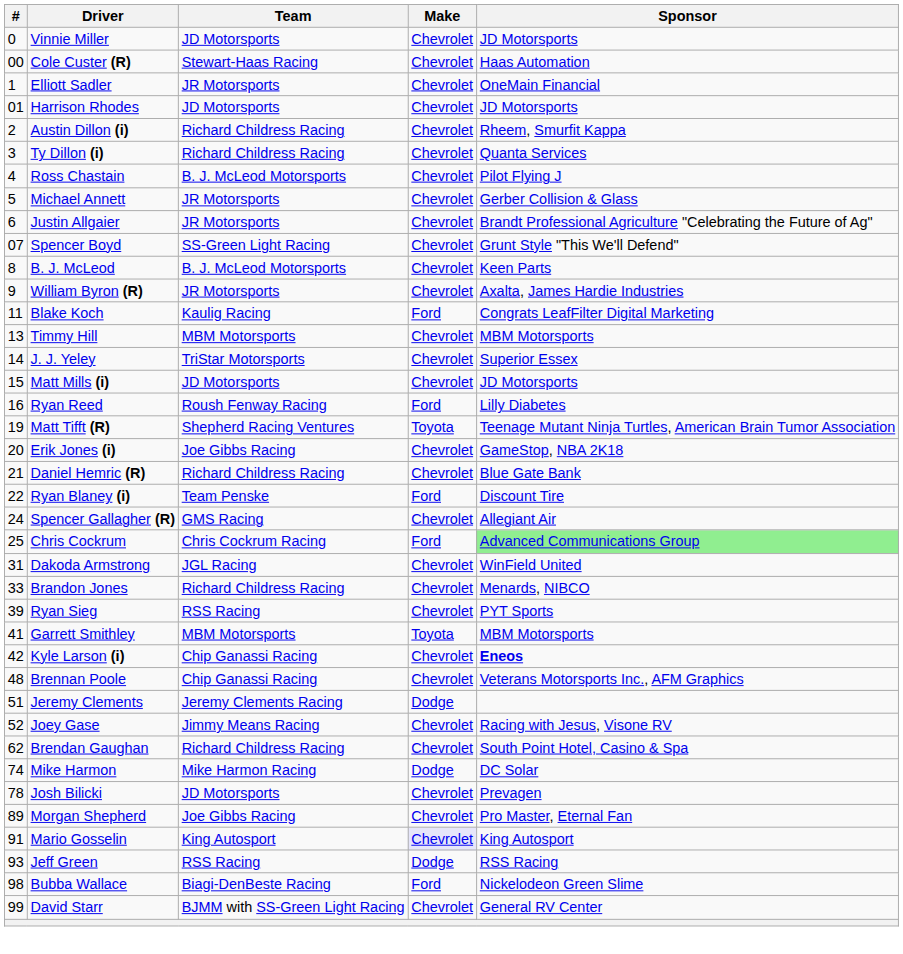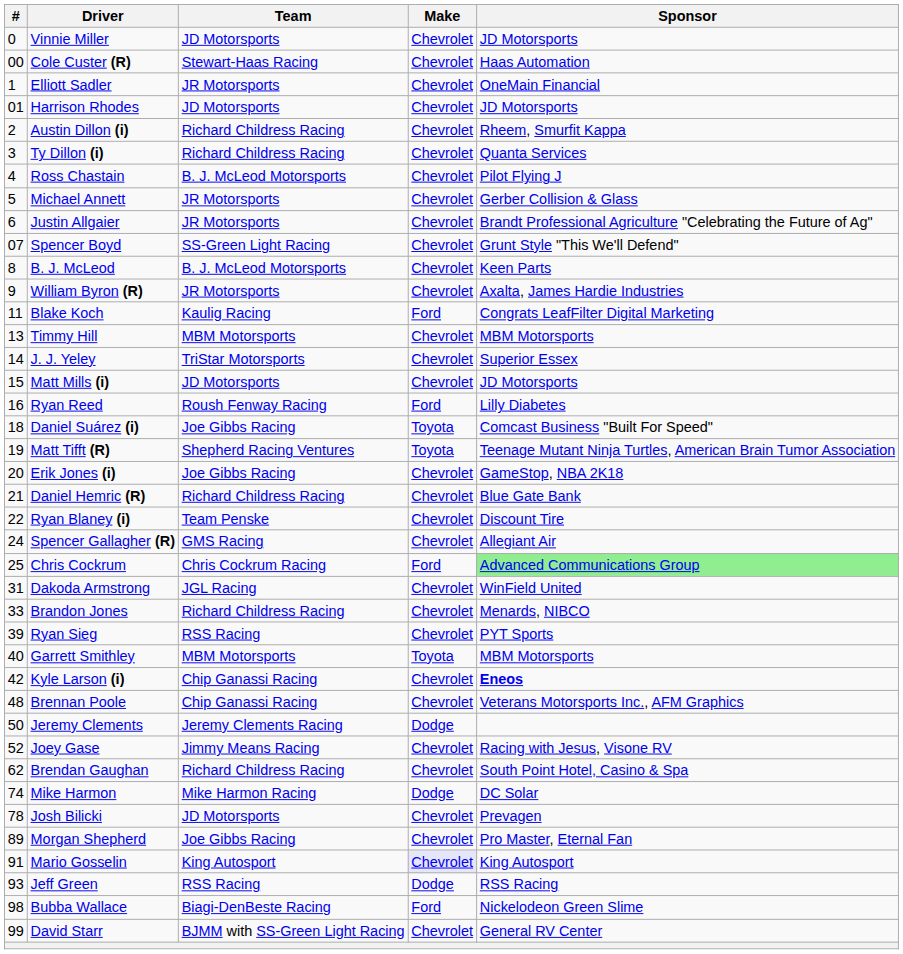+ row: (85, 428)
(426, 496) Ford -> (442, 519) Chevrolet
(16, 633) 41 -> (16, 656) 40
(16, 702) 51 -> (16, 725) 50
